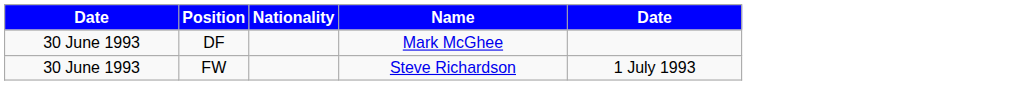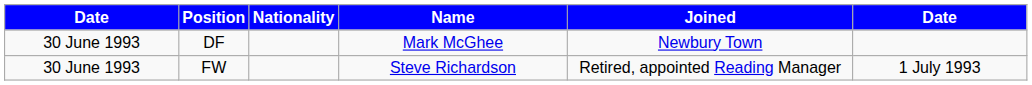+ column: (710, 18)
